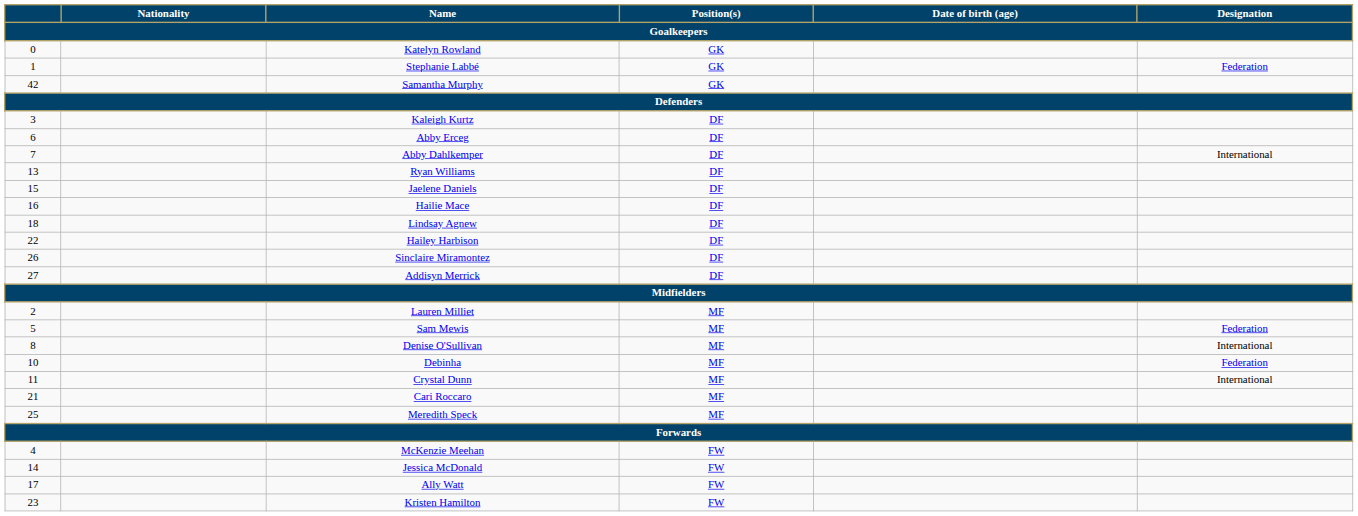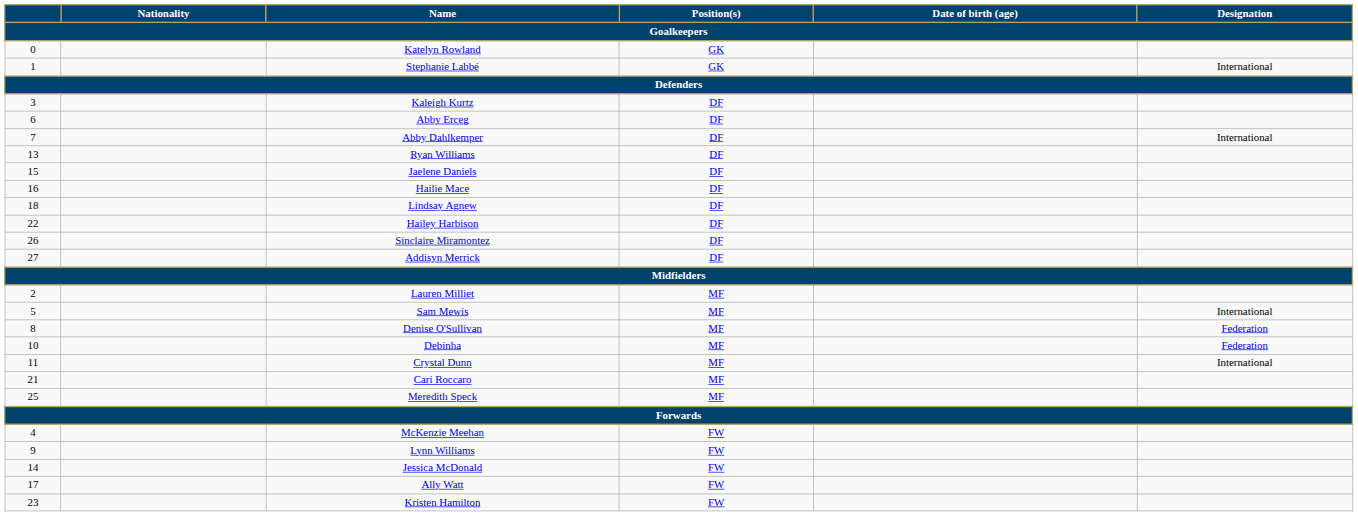(1245, 66) Federation -> (1245, 66) International
- row: (443, 84)
(1245, 328) Federation -> (1245, 311) International
(1245, 345) International -> (1245, 328) Federation
+ row: (443, 450)
